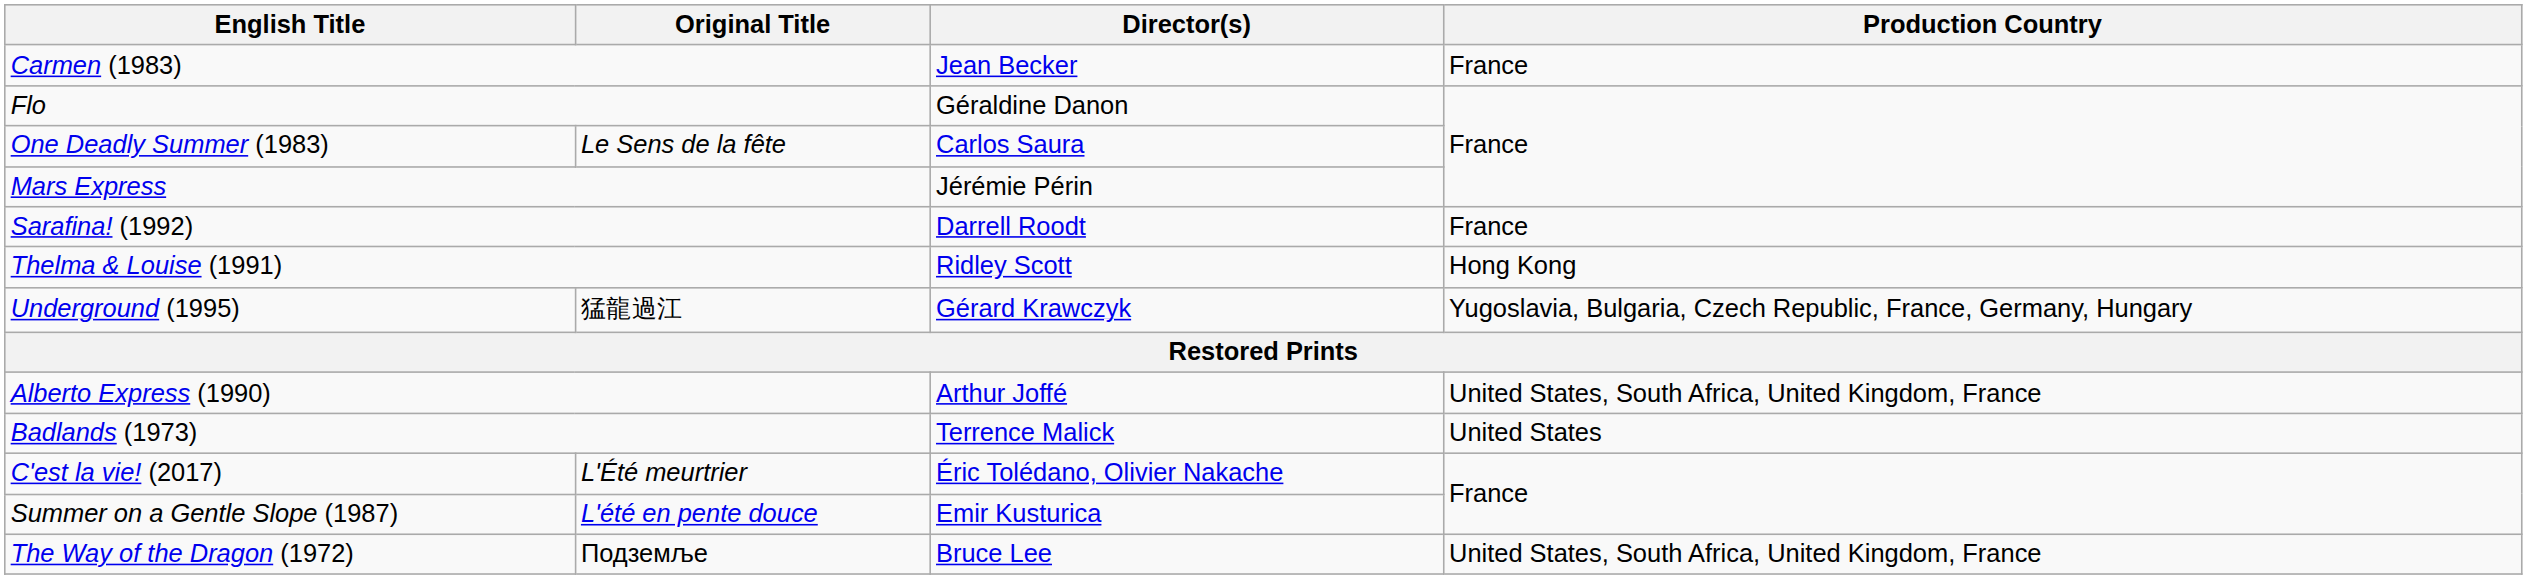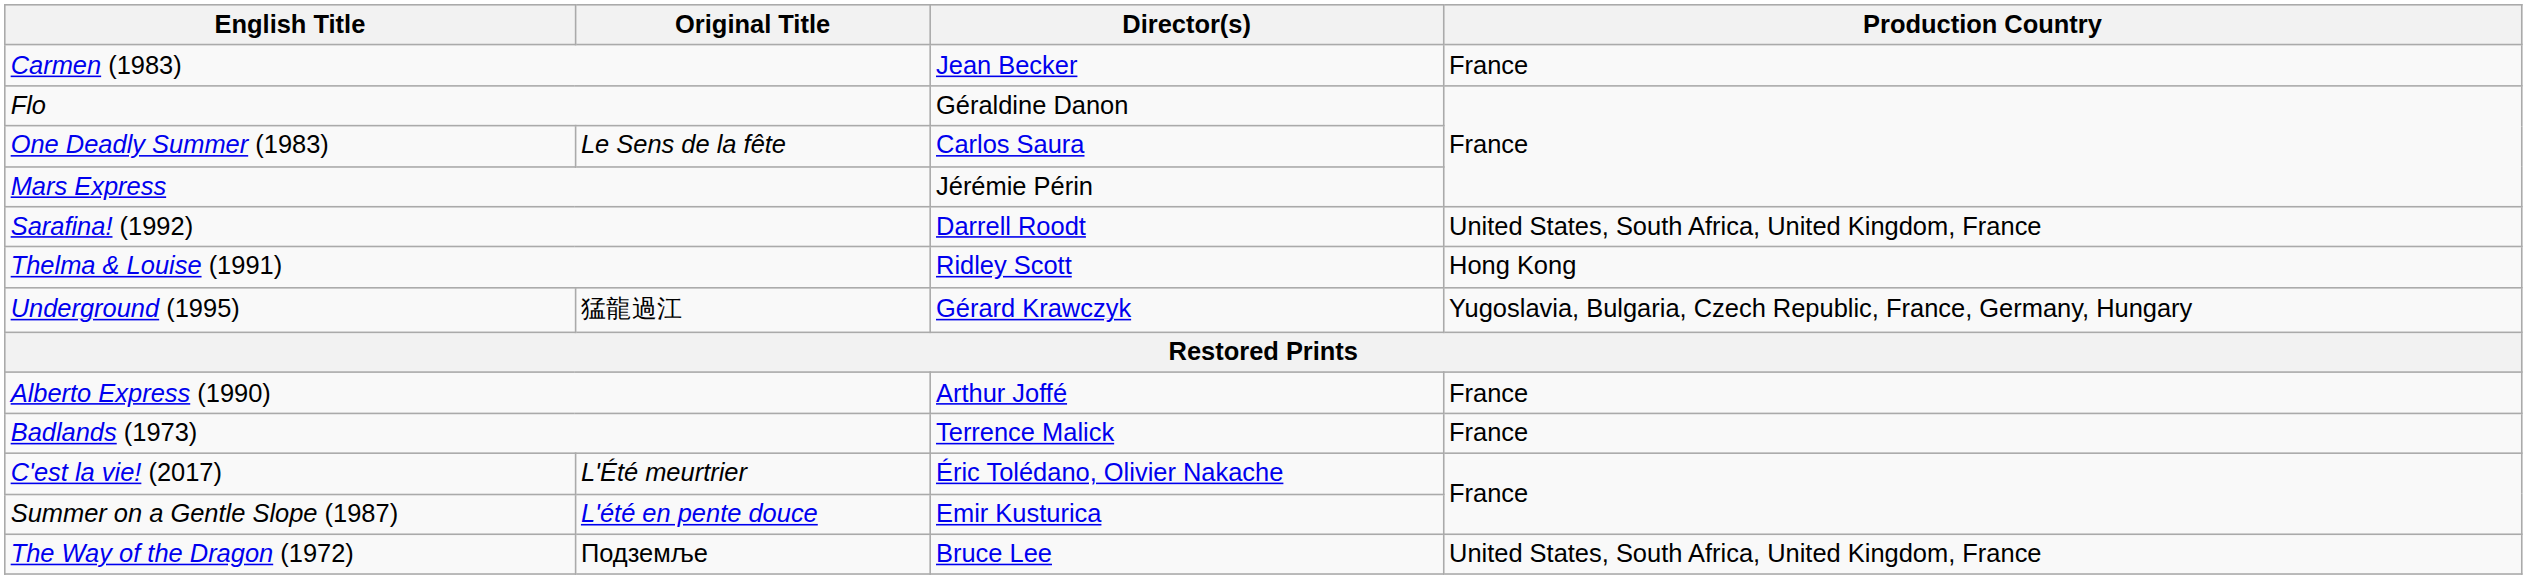(1489, 226) France -> (1745, 226) United States, South Africa, United Kingdom, France
(1745, 392) United States, South Africa, United Kingdom, France -> (1489, 392) France
(1525, 432) United States -> (1489, 432) France
